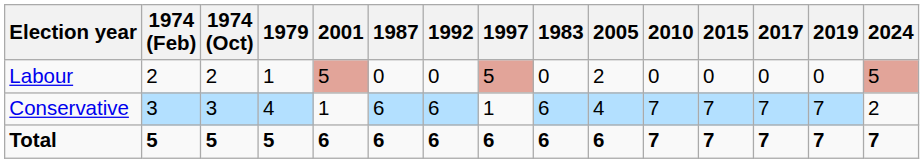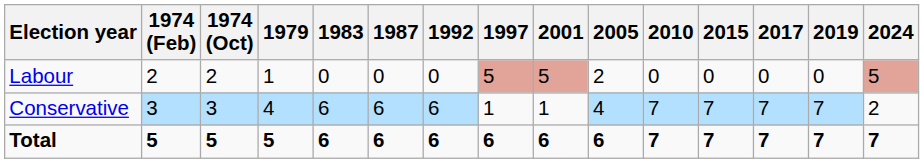columns swapped: (561, 32) <-> (341, 32)
